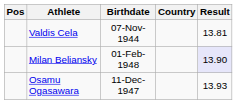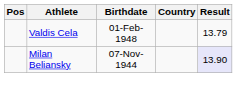(128, 33) 07-Nov-1944 -> (126, 33) 01-Feb-1948
(215, 33) 13.81 -> (215, 33) 13.79
(128, 59) 01-Feb-1948 -> (126, 59) 07-Nov-1944
- row: (54, 86)
